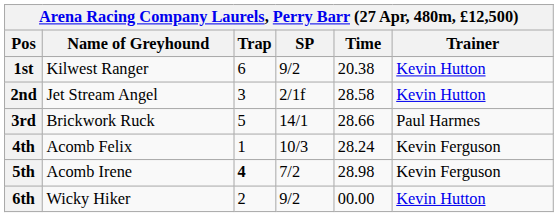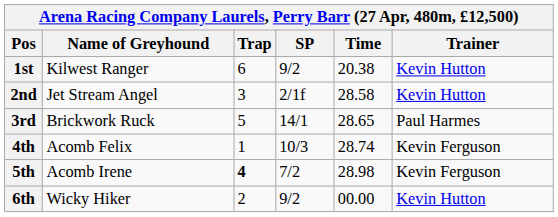(356, 120) 28.66 -> (356, 120) 28.65
(356, 146) 28.24 -> (356, 146) 28.74
